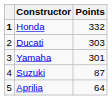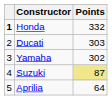(97, 58) 301 -> (97, 58) 302
(99, 73) no background -> (99, 73) khaki background
